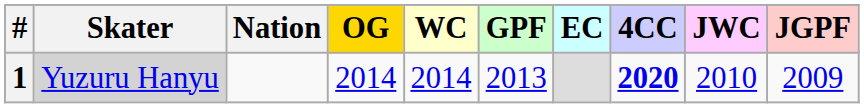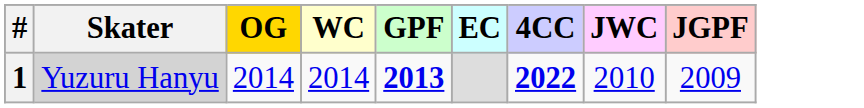- column: (277, 28)
(516, 77) normal -> (414, 77) bold
(648, 77) 2020 -> (546, 77) 2022
